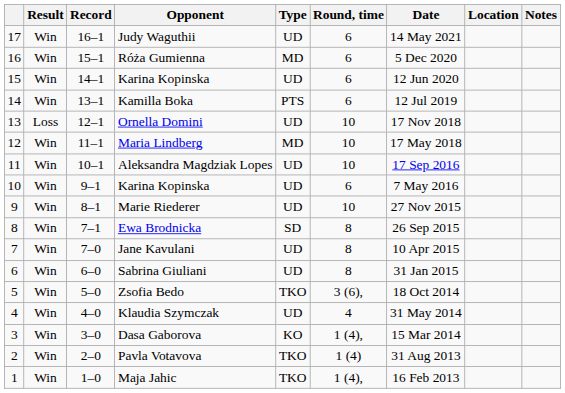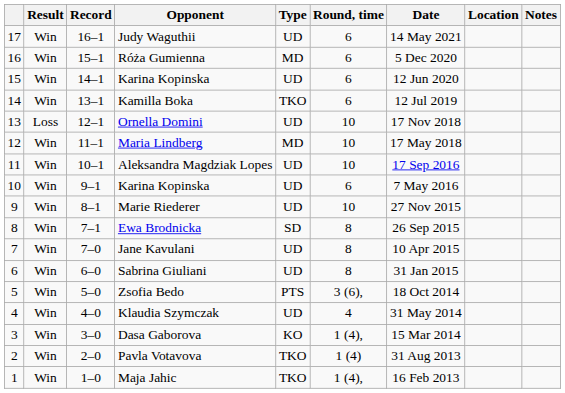(293, 100) PTS -> (293, 100) TKO
(293, 292) TKO -> (293, 292) PTS
